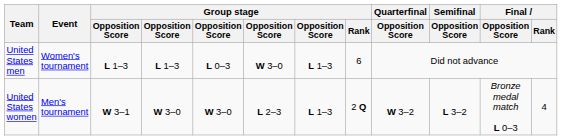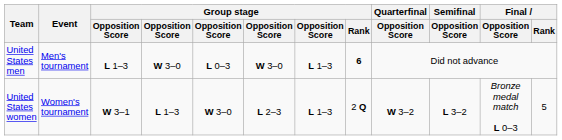(65, 61) Women's tournament -> (65, 61) Men's tournament
(167, 66) L 1–3 -> (167, 66) W 3–0
(359, 61) normal -> (359, 61) bold
(65, 107) Men's tournament -> (65, 107) Women's tournament
(167, 112) W 3–0 -> (167, 112) L 1–3
(544, 107) 4 -> (544, 107) 5
